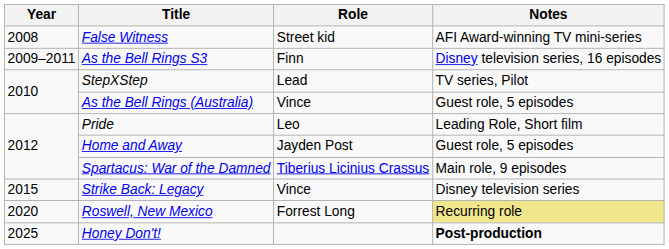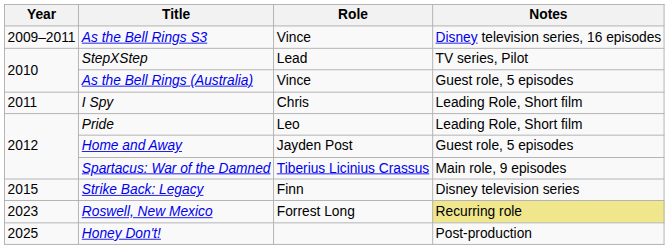- row: (125, 37)
(290, 59) Finn -> (294, 37) Vince
+ row: (97, 102)
(294, 189) Vince -> (290, 189) Finn
(23, 211) 2020 -> (23, 211) 2023
(489, 233) bold -> (484, 233) normal
